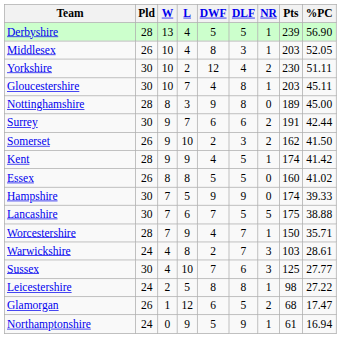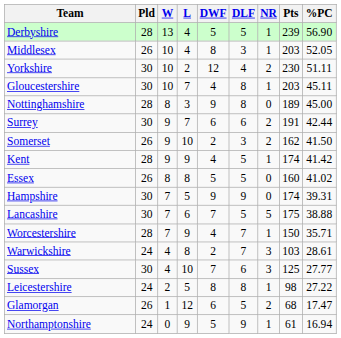(319, 196) 39.33 -> (319, 196) 39.31
